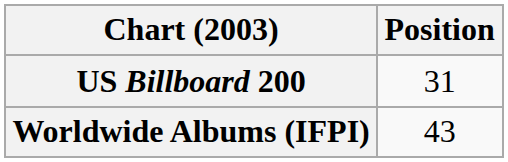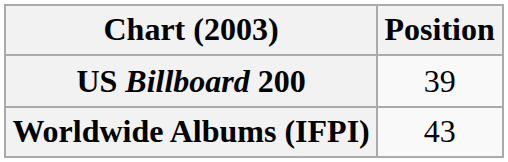(440, 80) 31 -> (440, 80) 39
